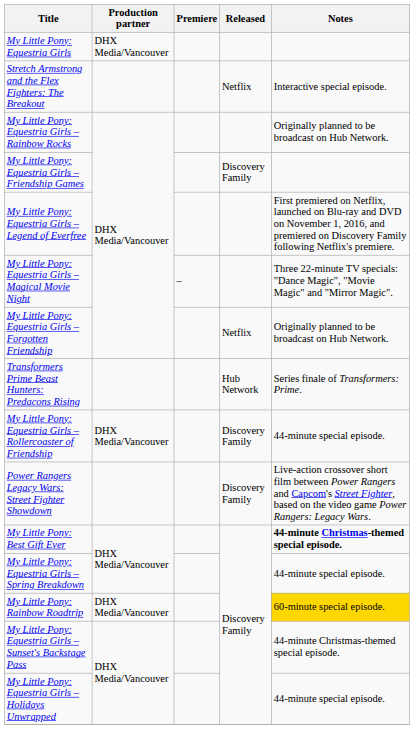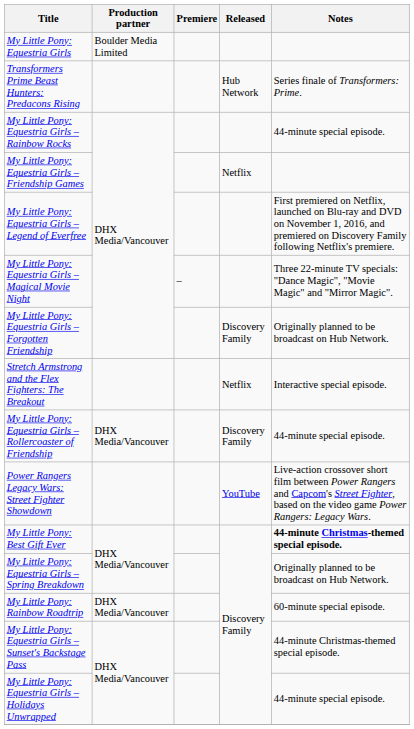(131, 46) DHX Media/Vancouver -> (126, 46) Boulder Media Limited
rows swapped: (43, 384) <-> (45, 86)
(331, 132) Originally planned to be broadcast on Hub Network. -> (329, 132) 44-minute special episode.
(243, 172) Discovery Family -> (237, 172) Netflix
(237, 332) Netflix -> (243, 332) Discovery Family
(243, 493) Discovery Family -> (241, 493) YouTube
(329, 573) 44-minute special episode. -> (331, 573) Originally planned to be broadcast on Hub Network.
(329, 607) gold background -> (329, 607) no background
